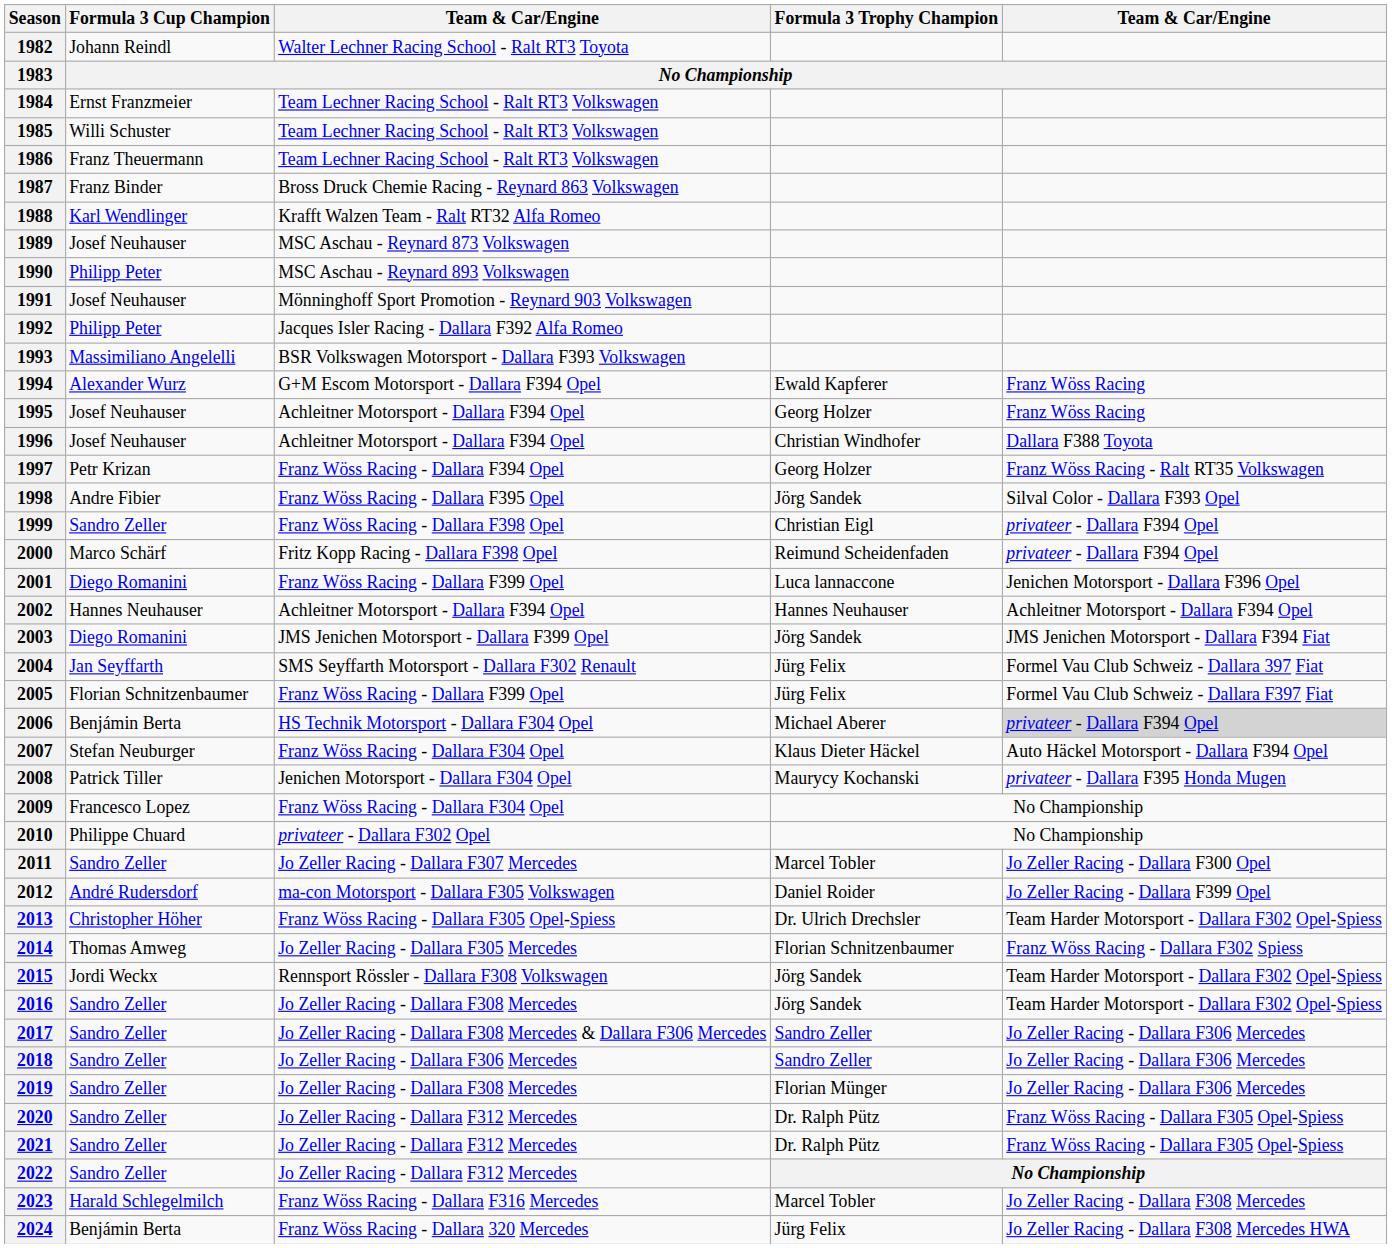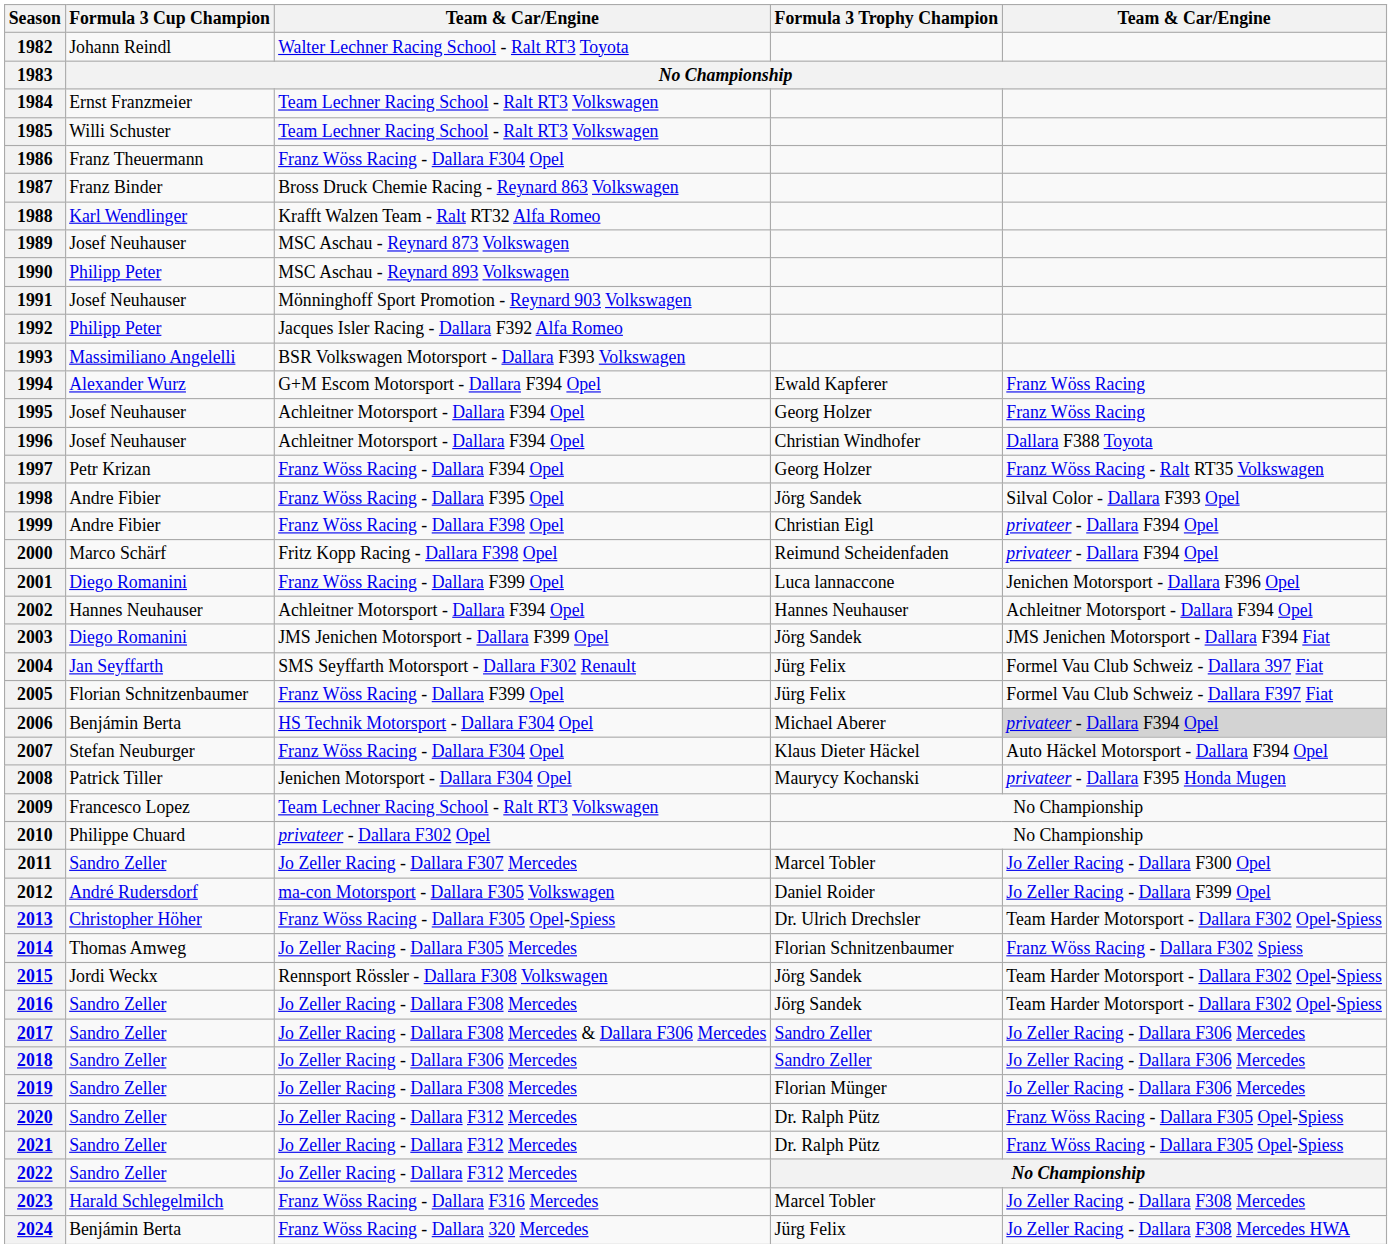(468, 159) Team Lechner Racing School - Ralt RT3 Volkswagen -> (421, 159) Franz Wöss Racing - Dallara F304 Opel
(118, 525) Sandro Zeller -> (115, 525) Andre Fibier
(421, 807) Franz Wöss Racing - Dallara F304 Opel -> (468, 807) Team Lechner Racing School - Ralt RT3 Volkswagen
